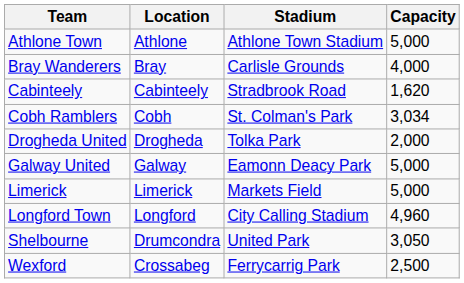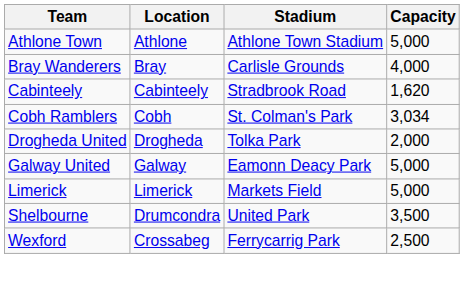- row: (59, 215)
(410, 240) 3,050 -> (410, 215) 3,500
